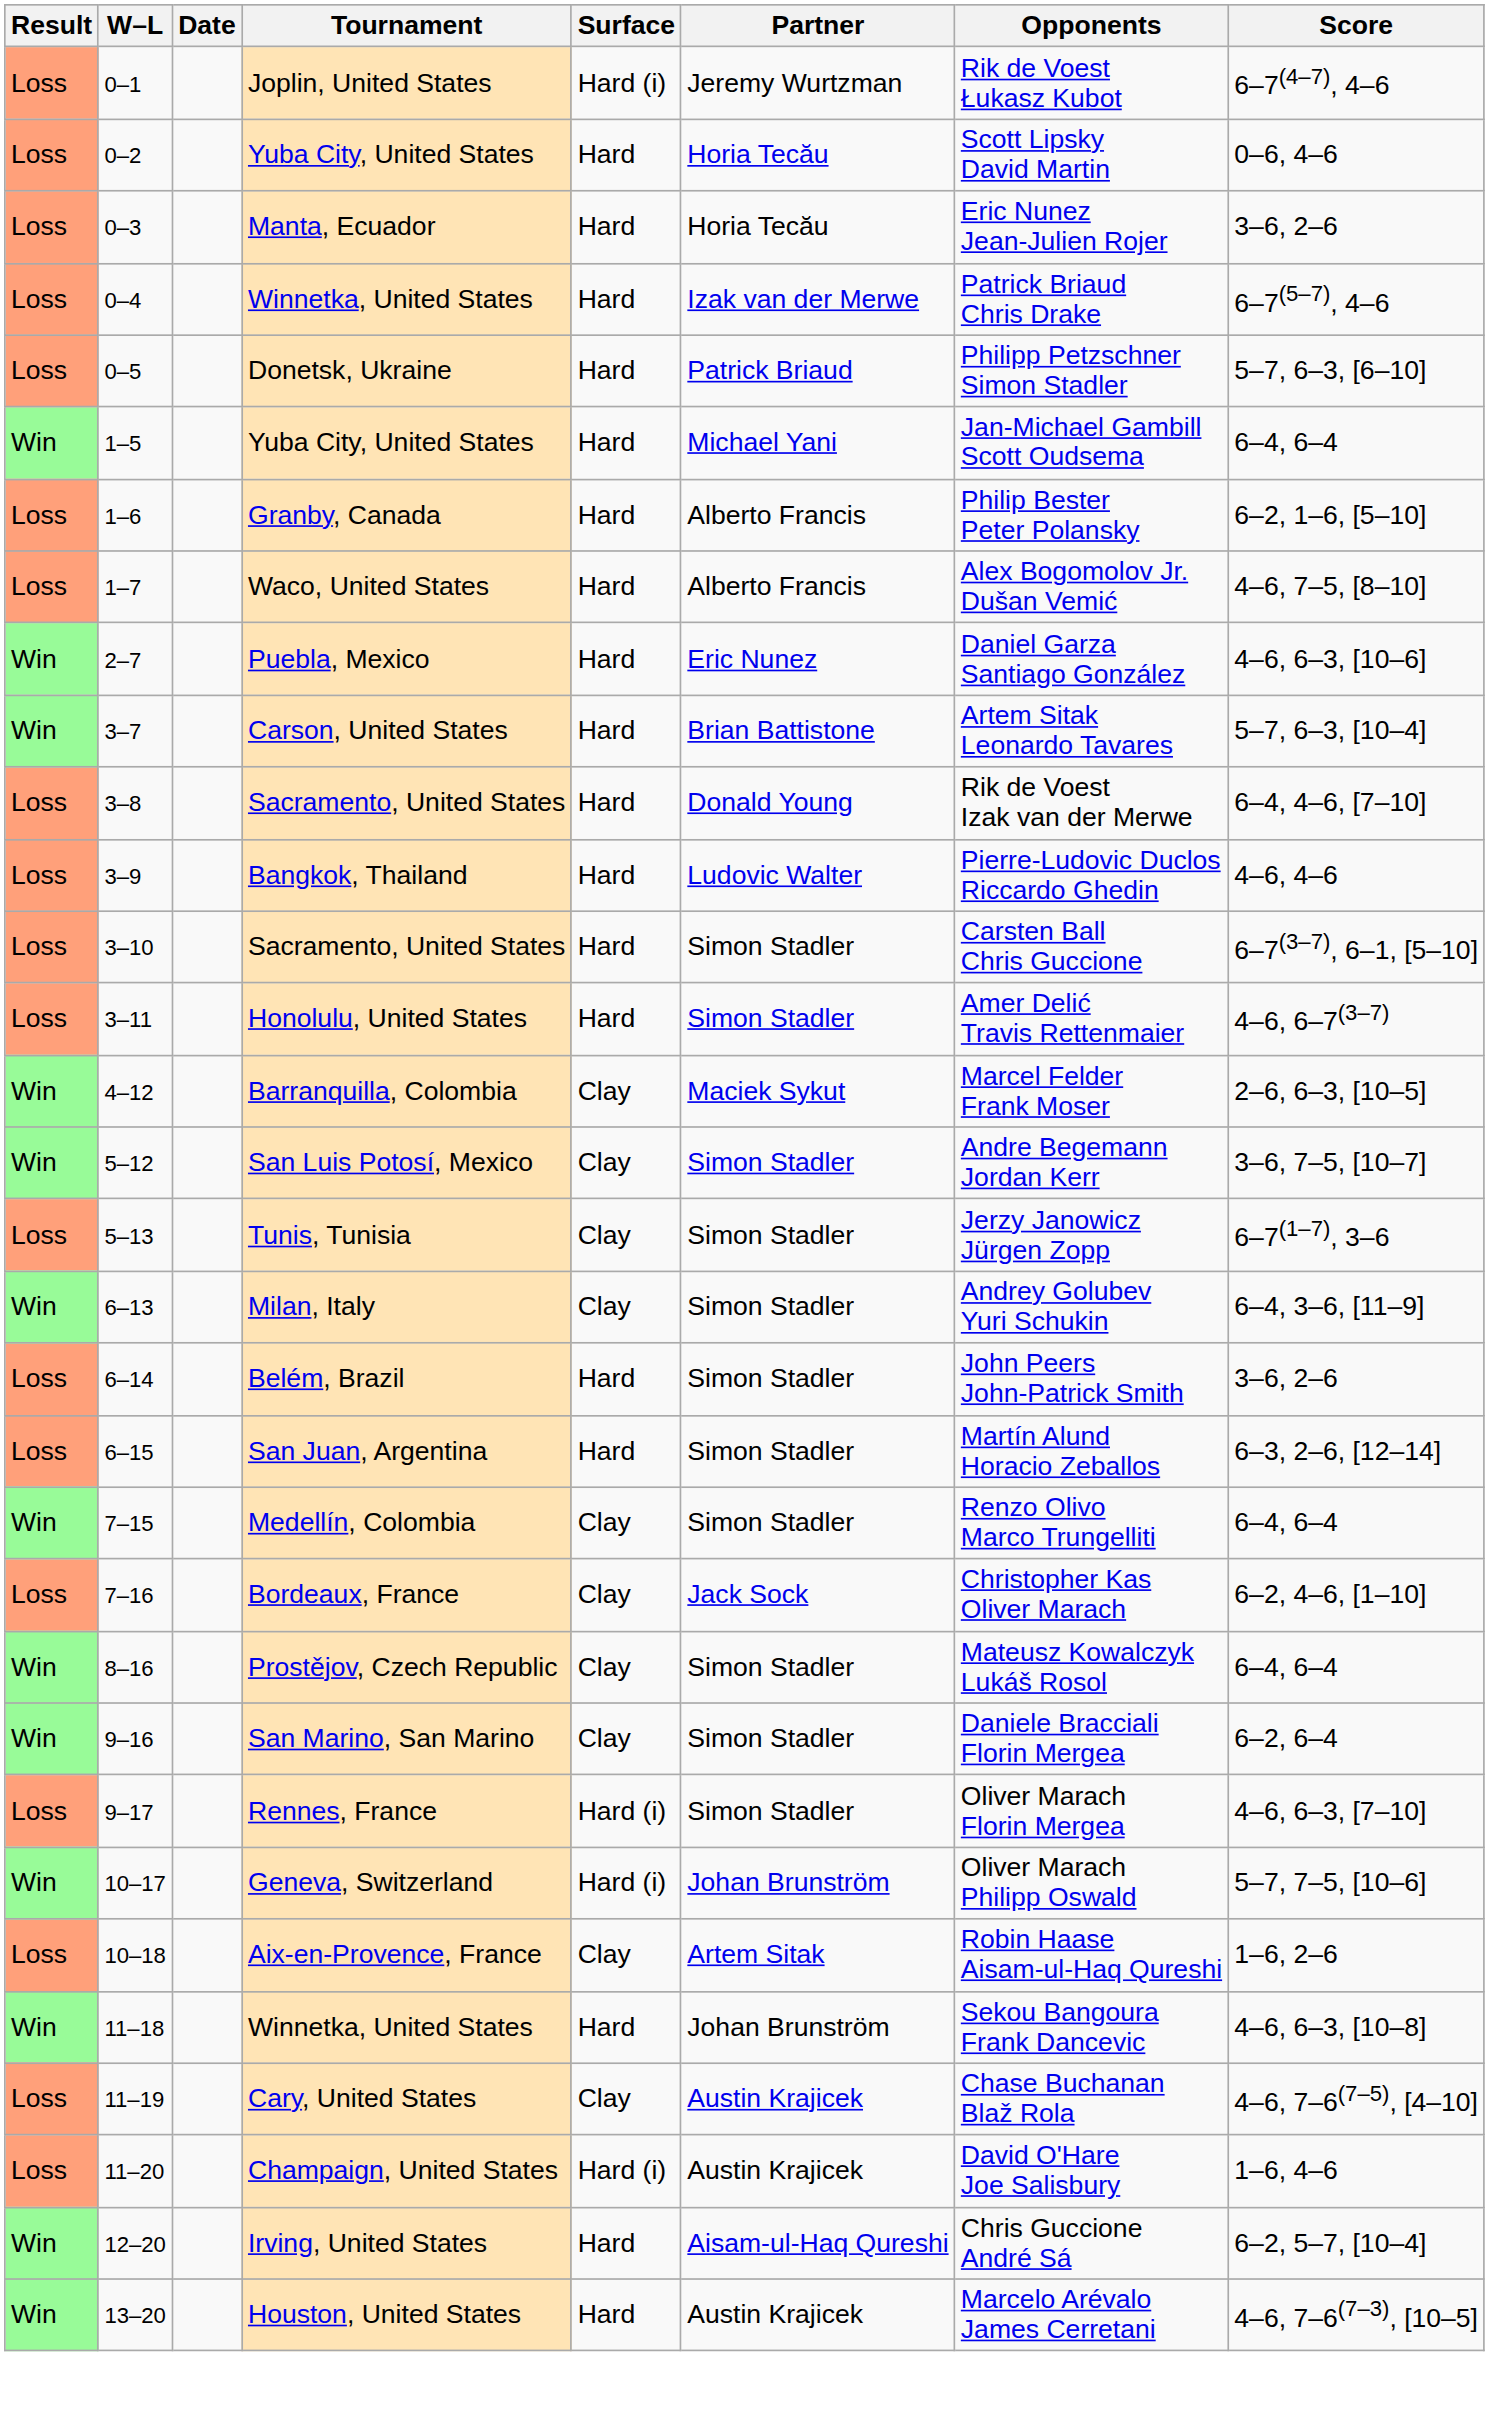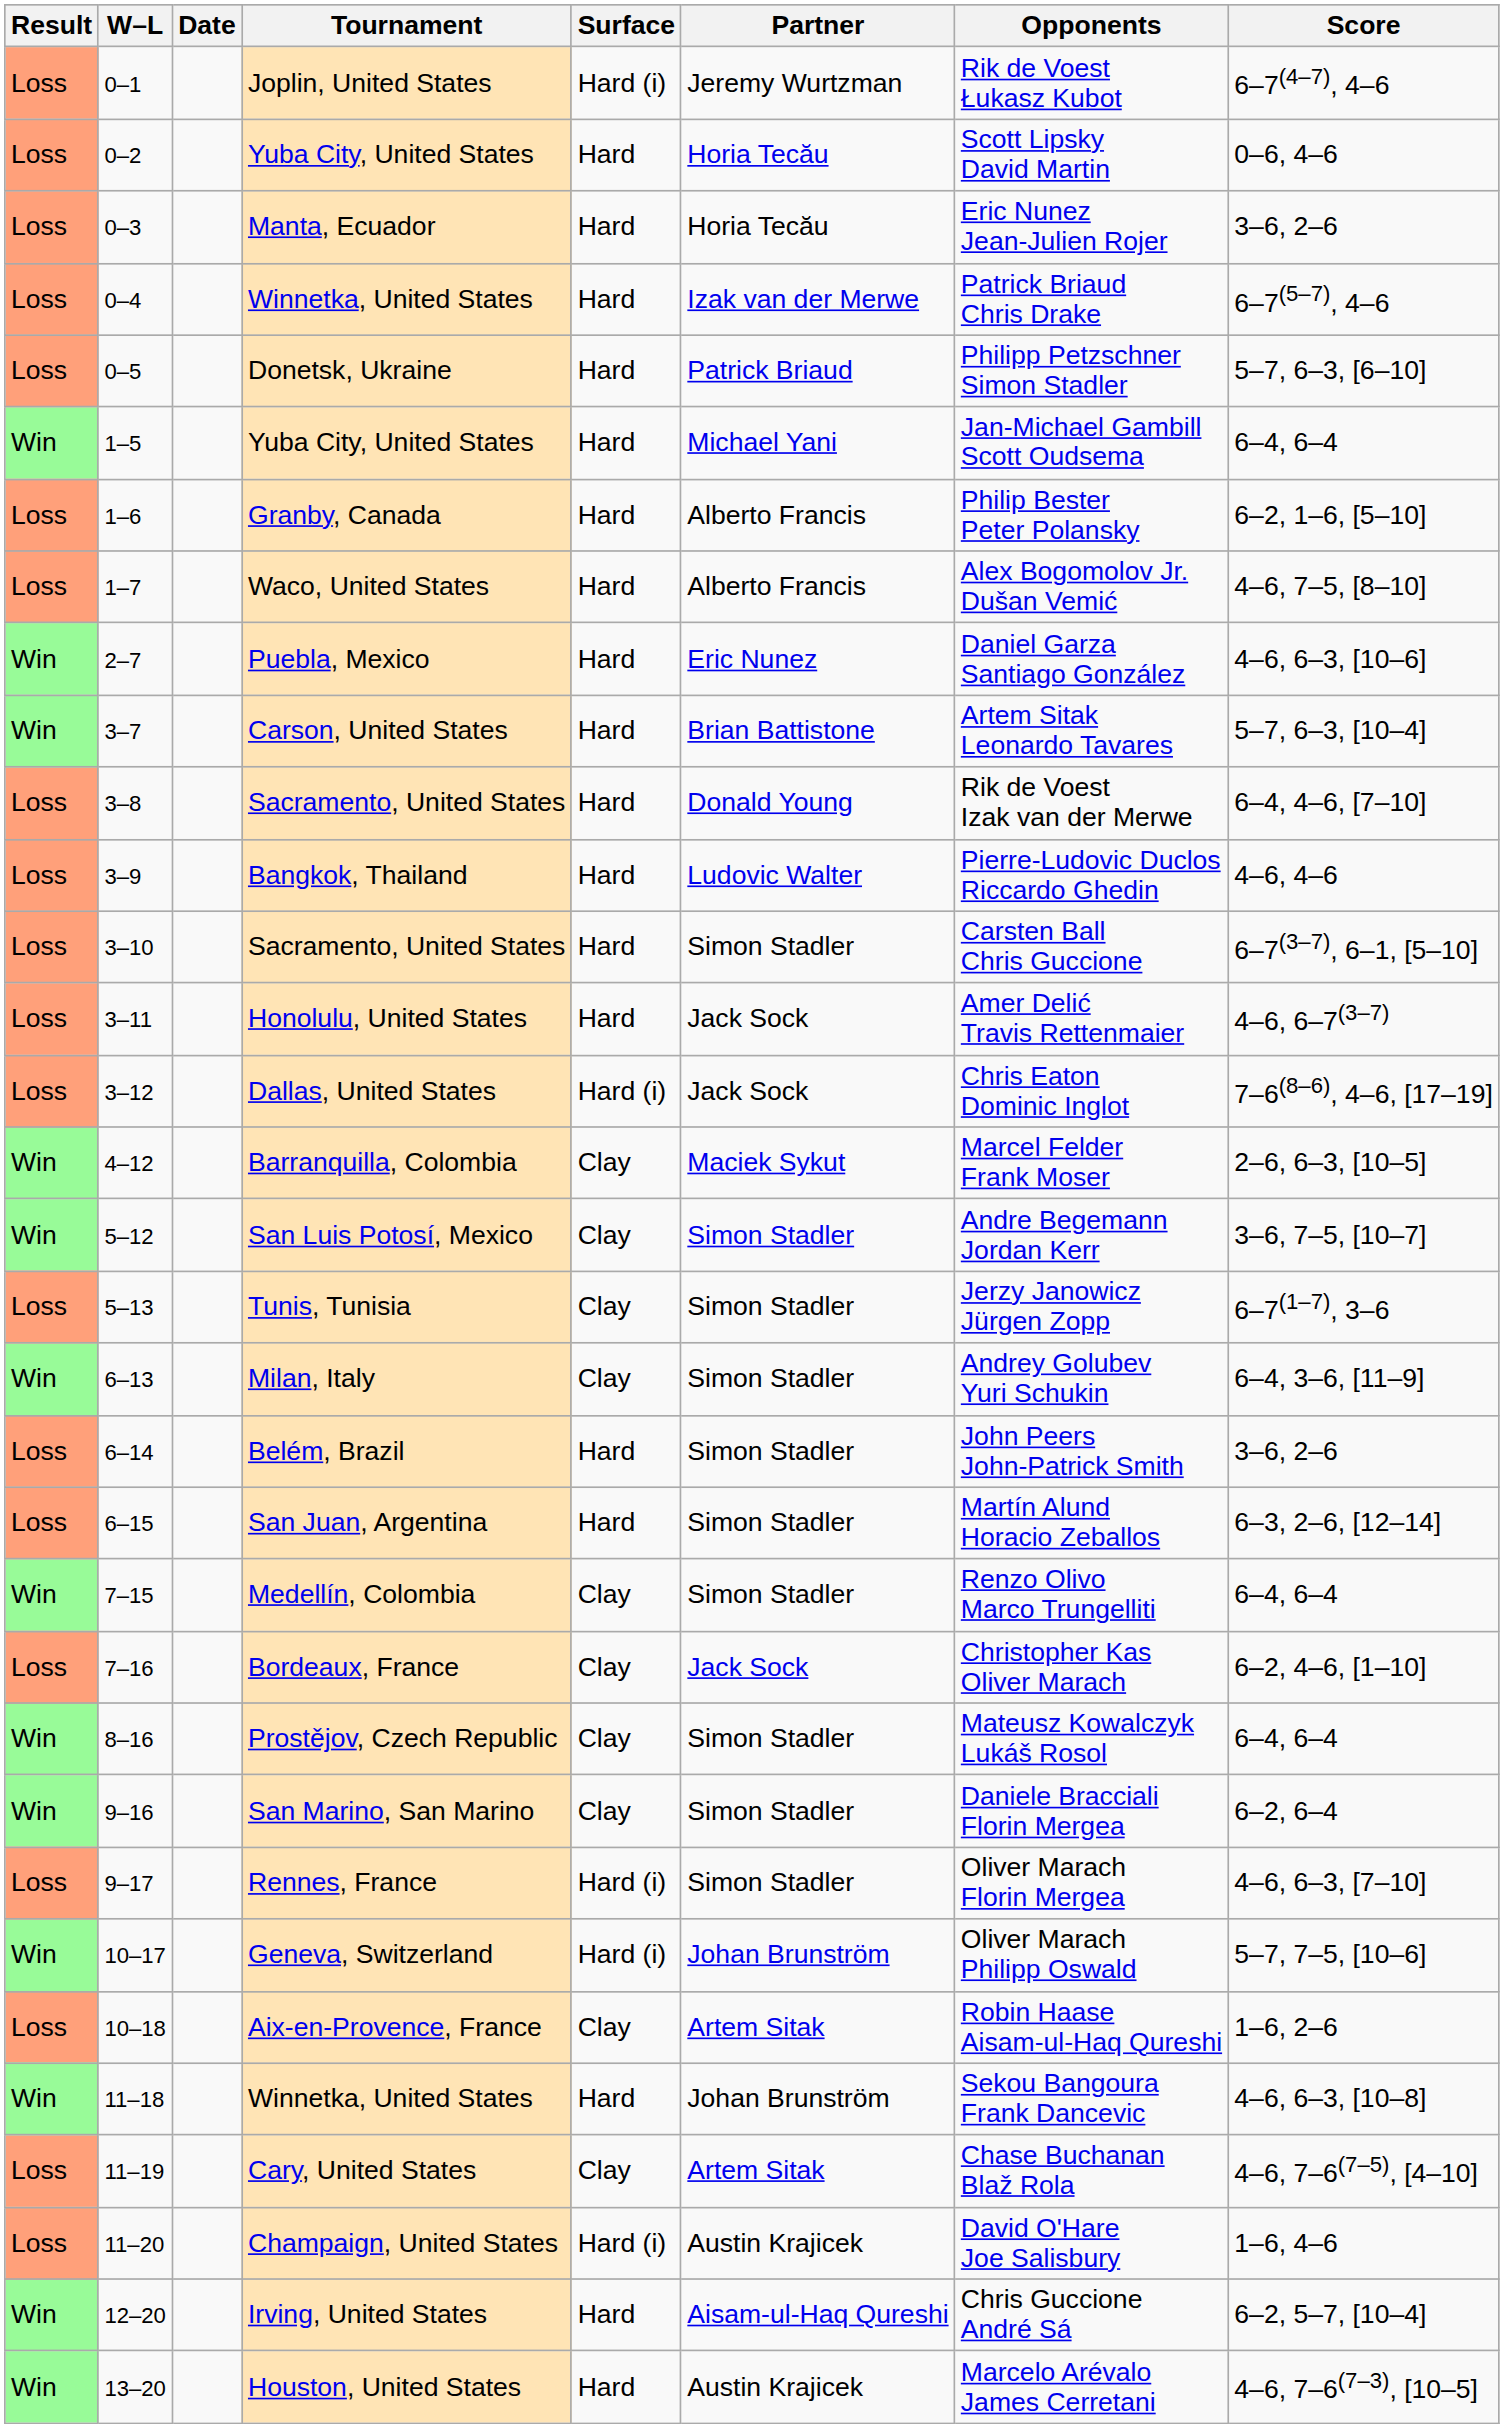(771, 1018) Simon Stadler -> (748, 1018) Jack Sock
+ row: (129, 1092)
(775, 2098) Austin Krajicek -> (756, 2170) Artem Sitak
